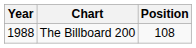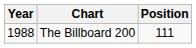(165, 33) 108 -> (165, 33) 111
